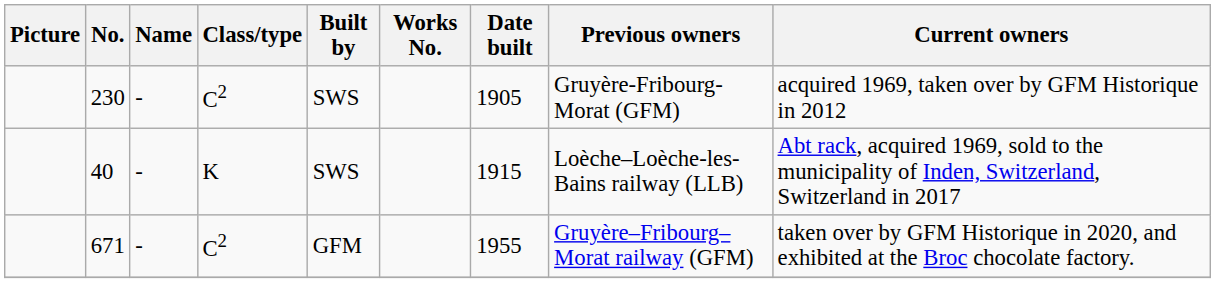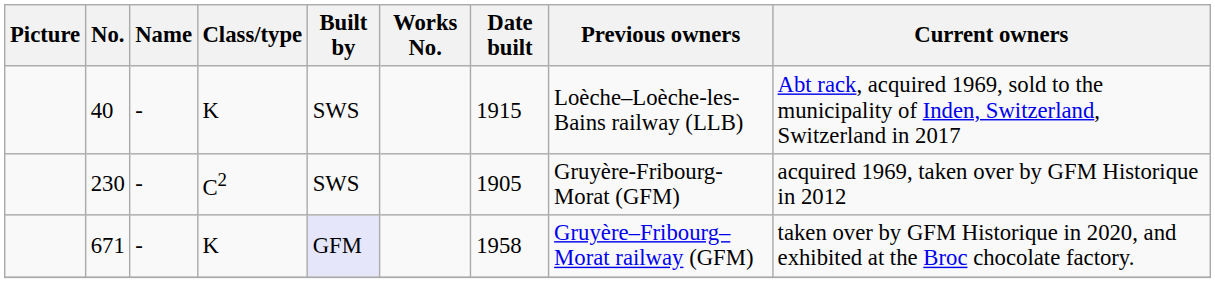rows swapped: (108, 96) <-> (102, 171)
(215, 245) C2 -> (211, 245) K
(337, 245) no background -> (337, 245) lavender background
(499, 245) 1955 -> (499, 245) 1958
